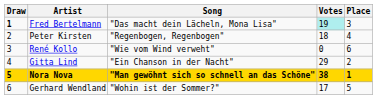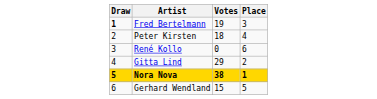- column: (212, 11)
(324, 24) paleturquoise background -> (219, 24) no background
(324, 88) 17 -> (219, 88) 15
